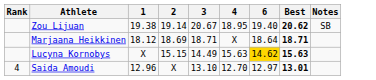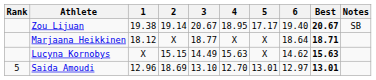+ column: (265, 11)
(295, 26) 20.62 -> (325, 26) 20.67
(174, 40) 18.69 -> (174, 40) X
(204, 40) 18.71 -> (204, 40) 18.77
(265, 54) gold background -> (295, 54) no background
(17, 68) 4 -> (17, 68) 5
(174, 68) X -> (174, 68) 18.69
